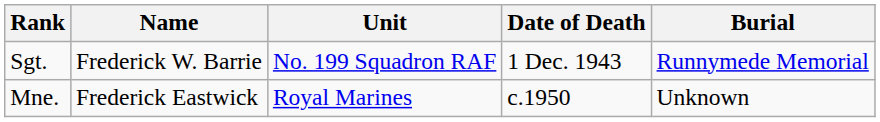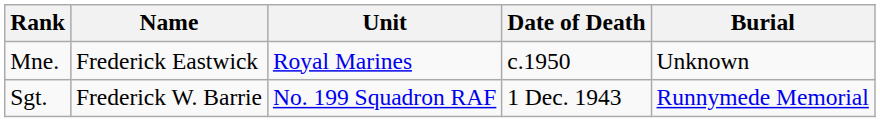rows swapped: (29, 60) <-> (35, 97)
